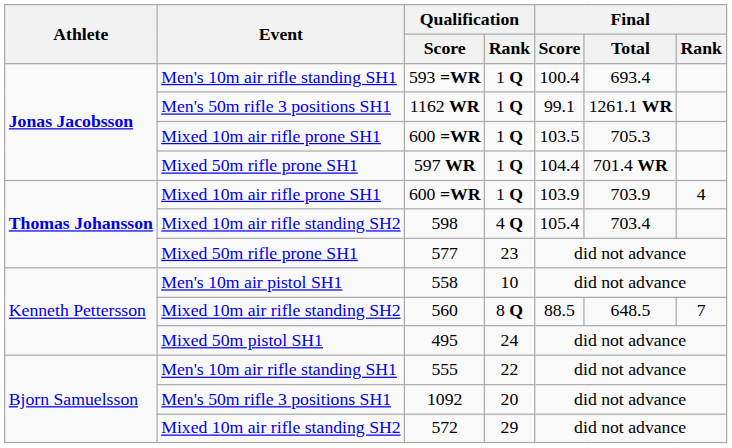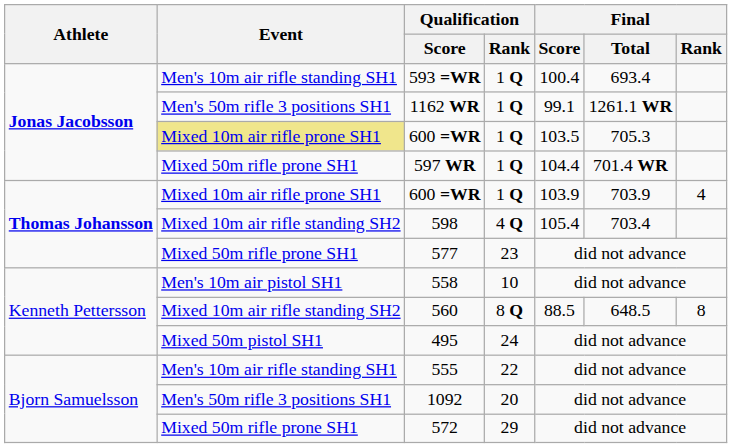(271, 136) no background -> (271, 136) khaki background
(701, 311) 7 -> (701, 311) 8
(281, 428) Mixed 10m air rifle standing SH2 -> (260, 428) Mixed 50m rifle prone SH1
